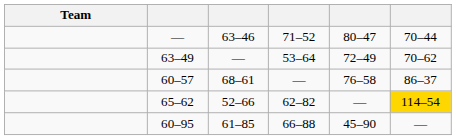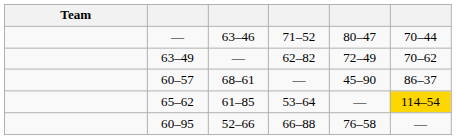(299, 58) 53–64 -> (299, 58) 62–82
(360, 80) 76–58 -> (360, 80) 45–90
(238, 102) 52–66 -> (238, 102) 61–85
(299, 102) 62–82 -> (299, 102) 53–64
(238, 123) 61–85 -> (238, 123) 52–66
(360, 123) 45–90 -> (360, 123) 76–58
